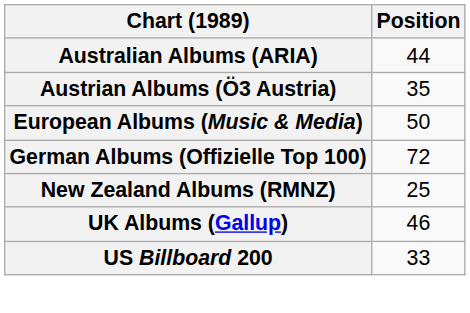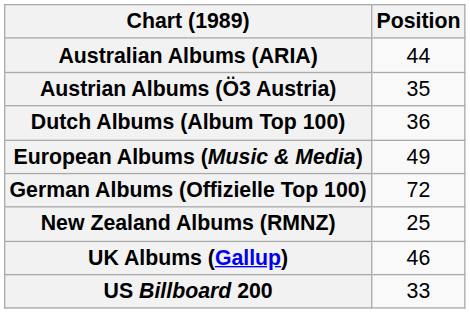+ row: (188, 122)
(418, 122) 50 -> (418, 156) 49
